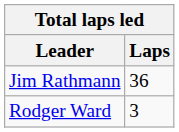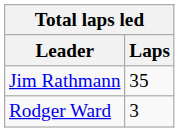(139, 80) 36 -> (139, 80) 35
